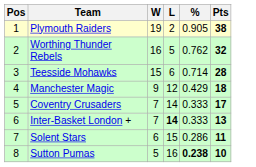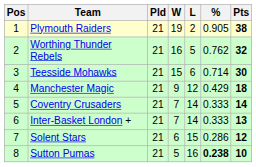+ column: (158, 12)
(221, 72) 28 -> (241, 72) 30
(221, 105) 17 -> (241, 105) 14
(172, 121) bold -> (193, 121) normal
(221, 137) 11 -> (241, 137) 12
